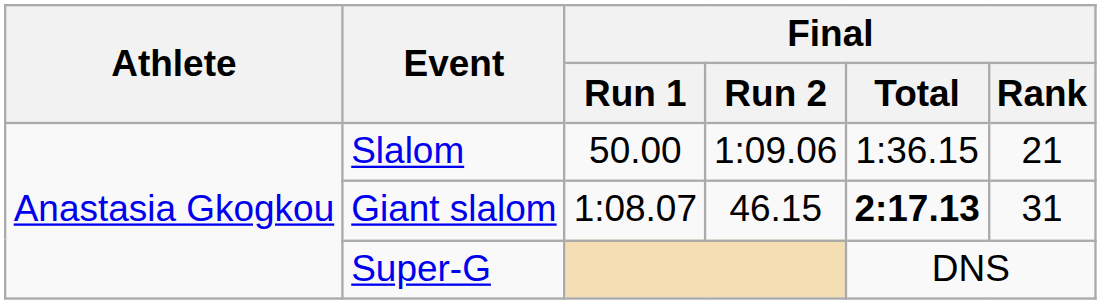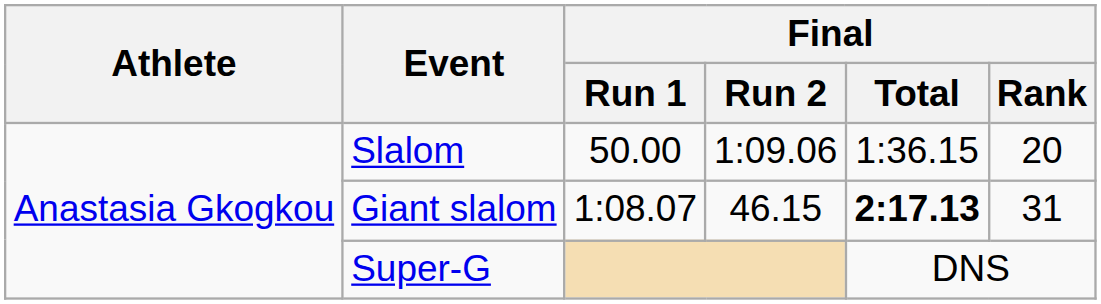(1042, 151) 21 -> (1042, 151) 20
